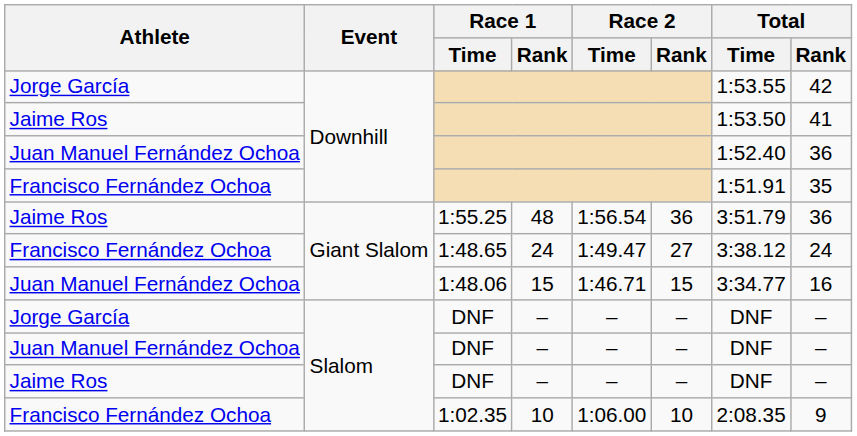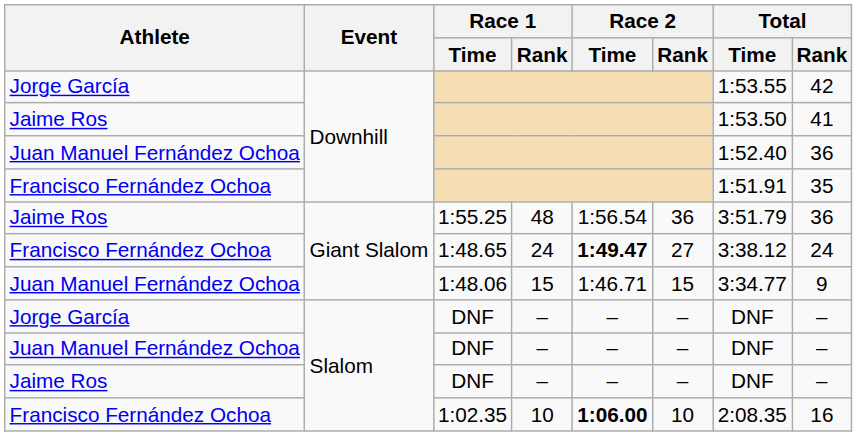(612, 251) normal -> (612, 251) bold
(821, 284) 16 -> (822, 284) 9
(612, 415) normal -> (612, 415) bold
(821, 415) 9 -> (822, 415) 16
